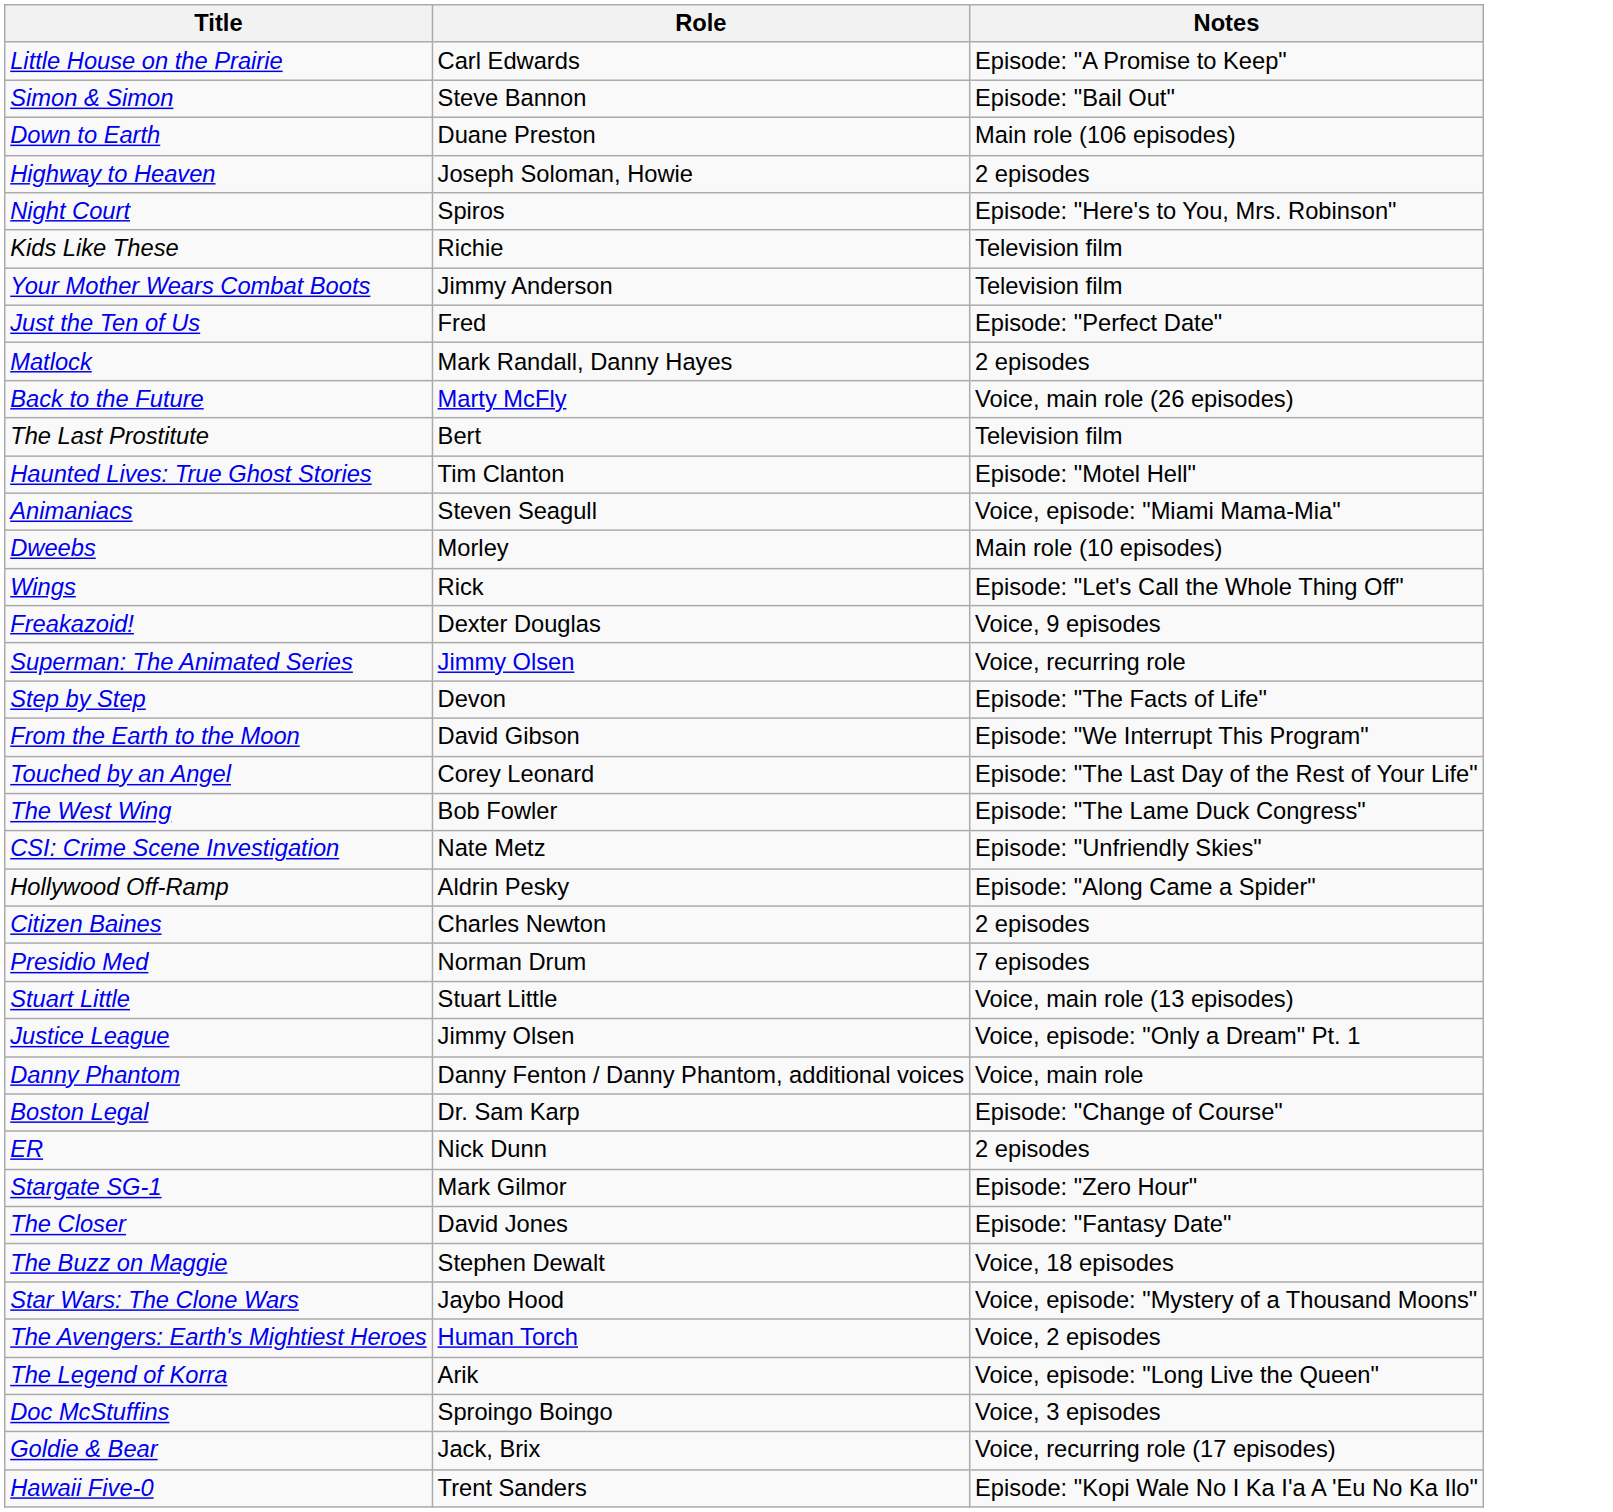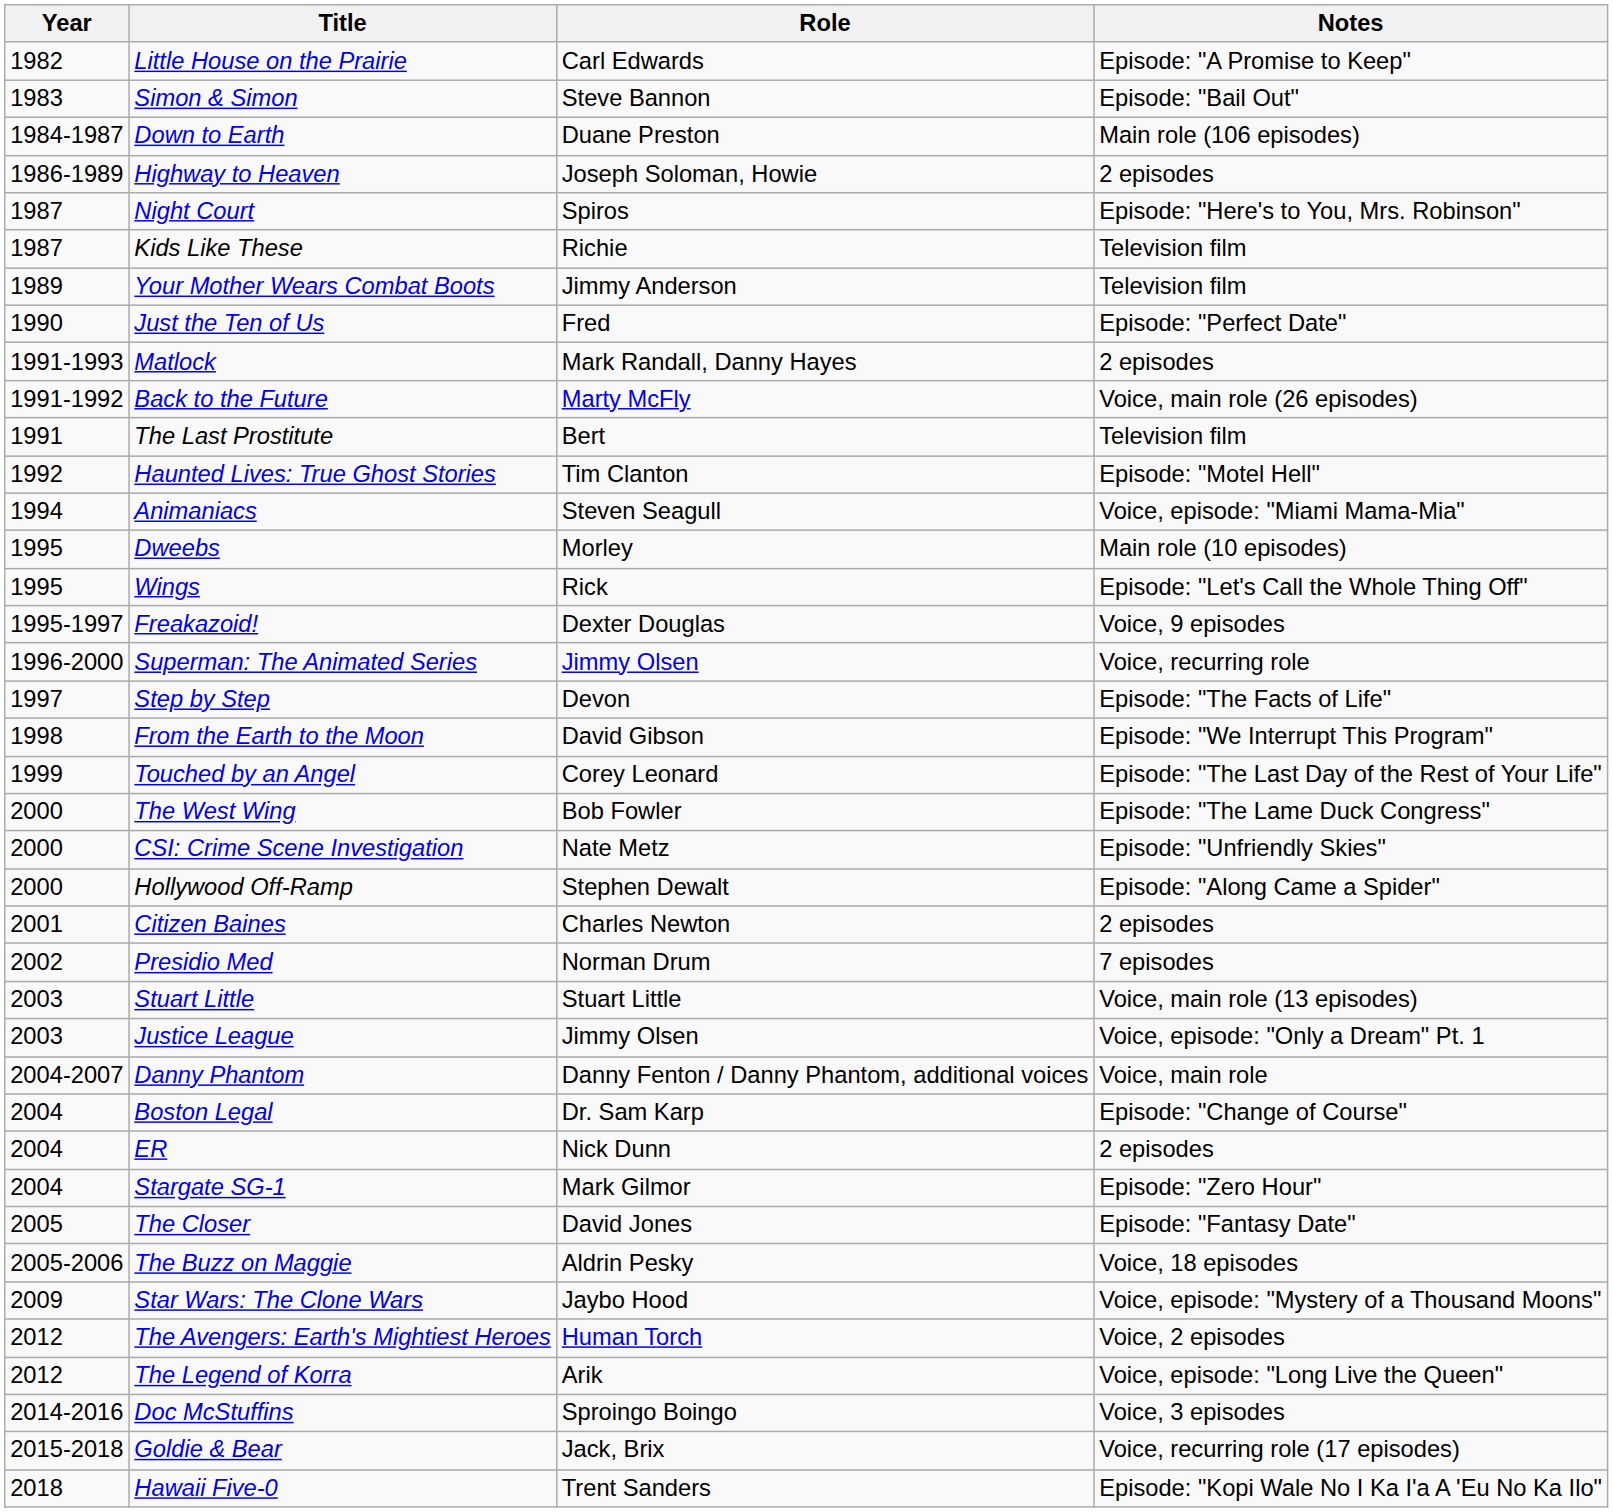+ column: (67, 23)
(503, 887) Aldrin Pesky -> (645, 887) Stephen Dewalt
(521, 1262) Stephen Dewalt -> (628, 1262) Aldrin Pesky
